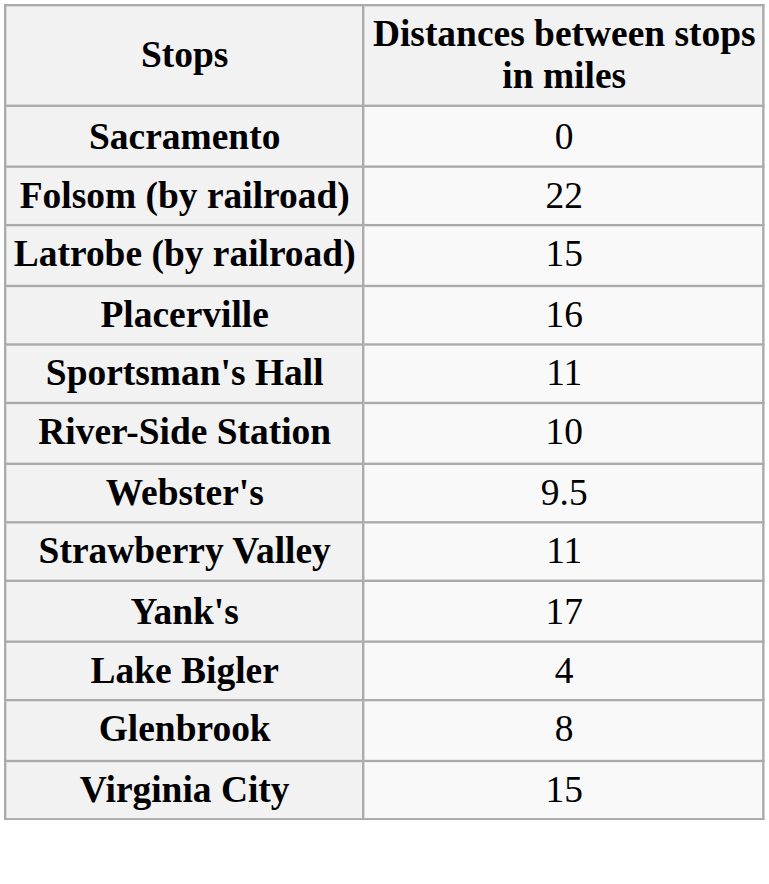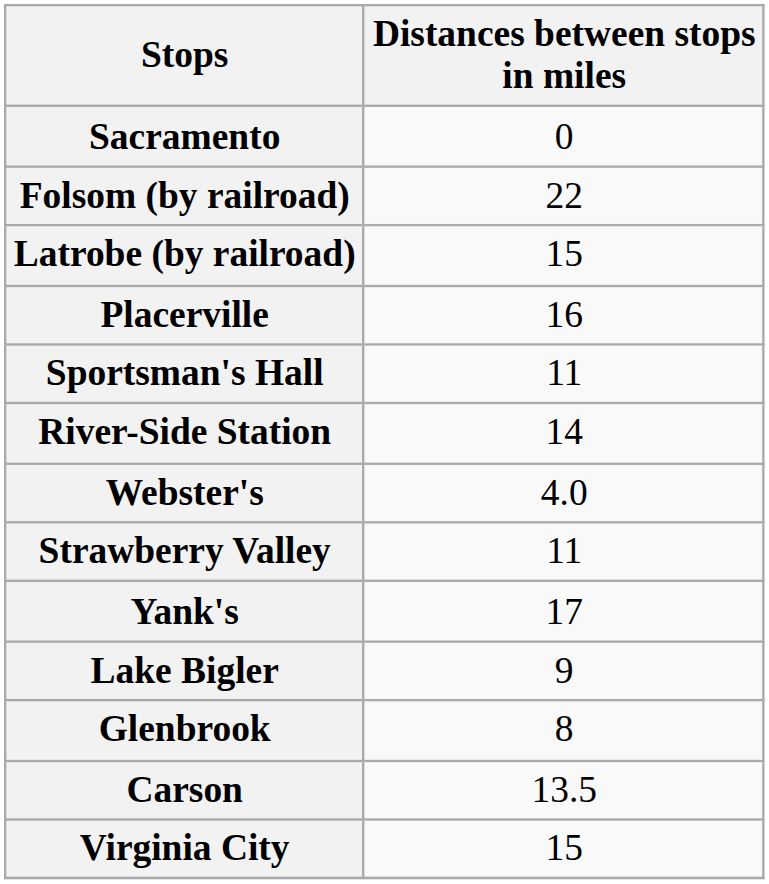(564, 432) 10 -> (564, 432) 14
(564, 491) 9.5 -> (564, 491) 4.0
(564, 670) 4 -> (564, 670) 9
+ row: (185, 788)
